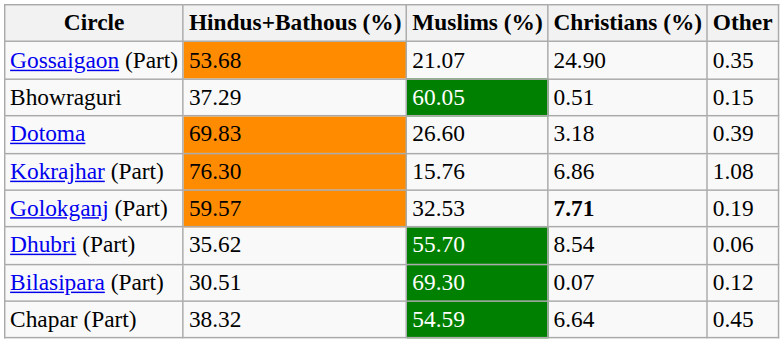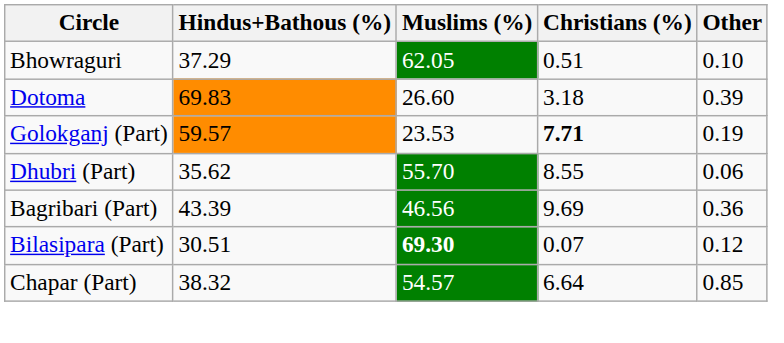- row: (94, 60)
(439, 97) 60.05 -> (428, 60) 62.05
(733, 97) 0.15 -> (723, 60) 0.10
- row: (87, 171)
(439, 208) 32.53 -> (428, 134) 23.53
(574, 245) 8.54 -> (564, 171) 8.55
+ row: (84, 208)
(439, 282) normal -> (428, 245) bold
(439, 319) 54.59 -> (428, 282) 54.57
(733, 319) 0.45 -> (723, 282) 0.85
